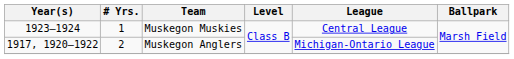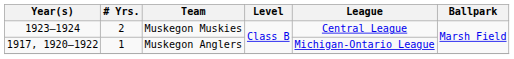(121, 29) 1 -> (121, 29) 2
(121, 46) 2 -> (121, 46) 1
